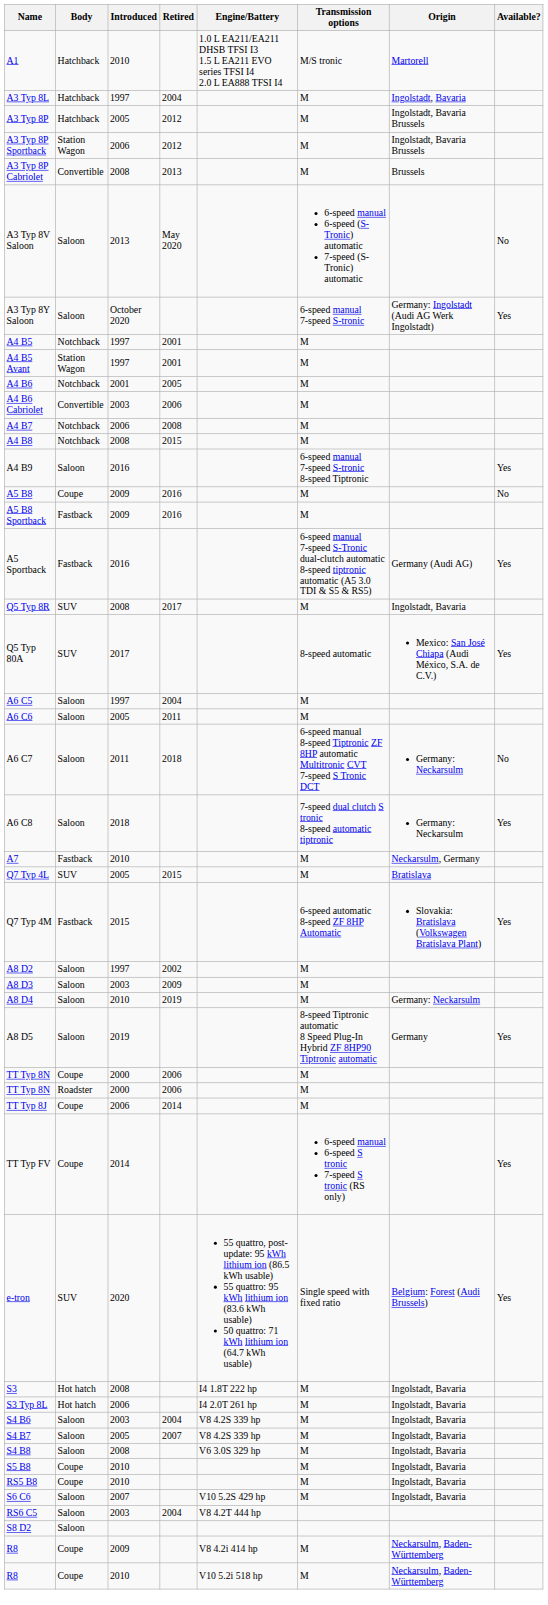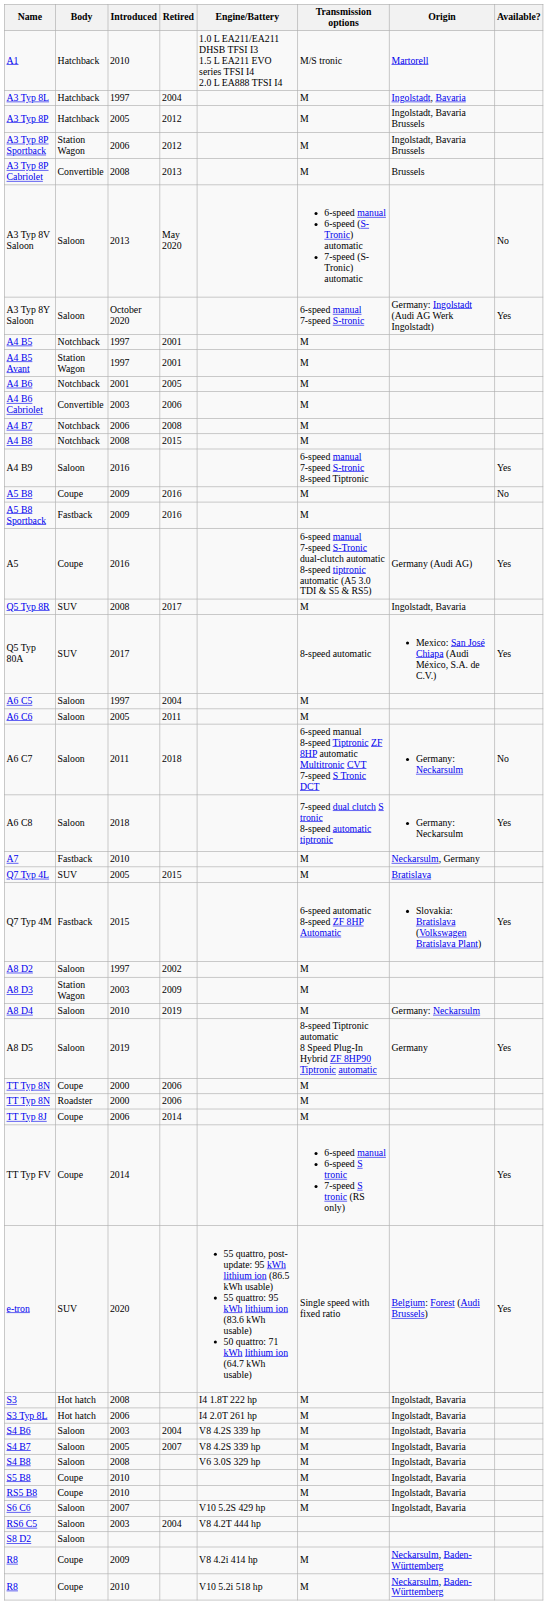+ row: (13, 563)
- row: (26, 563)
(71, 984) Saloon -> (71, 990) Station Wagon
